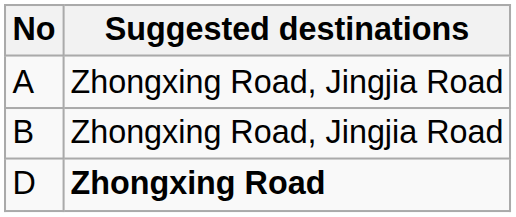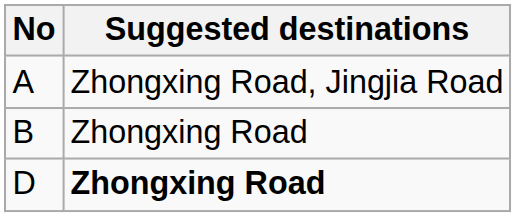(287, 132) Zhongxing Road, Jingjia Road -> (189, 132) Zhongxing Road
